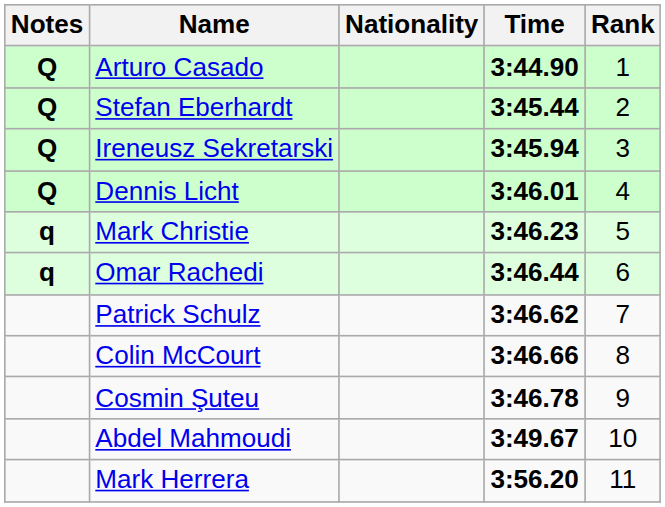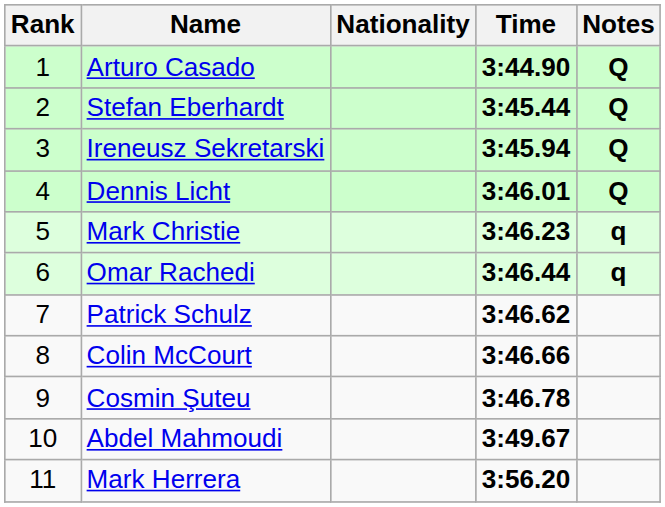columns swapped: (623, 25) <-> (47, 25)
